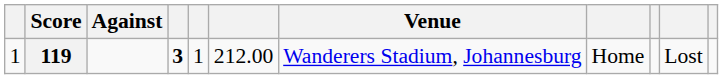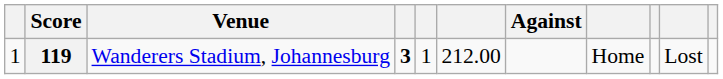columns swapped: (127, 21) <-> (432, 21)
